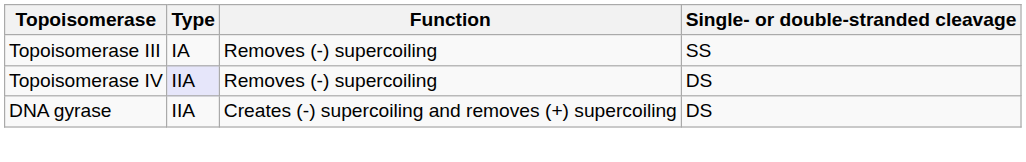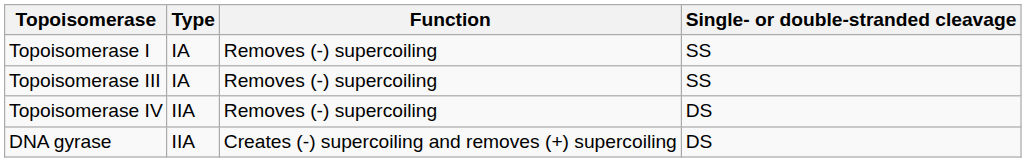+ row: (79, 50)
(183, 80) lavender background -> (183, 111) no background
